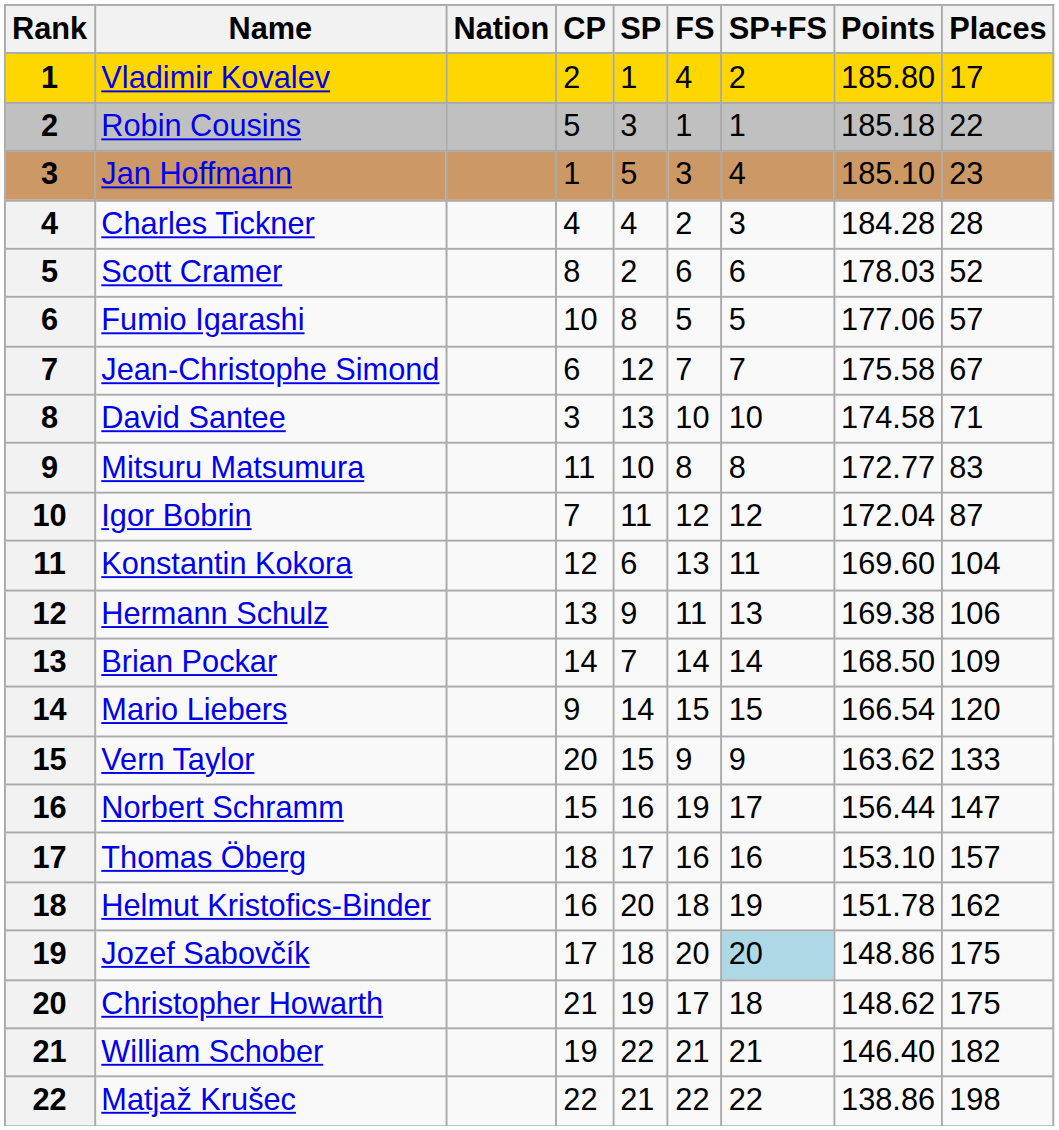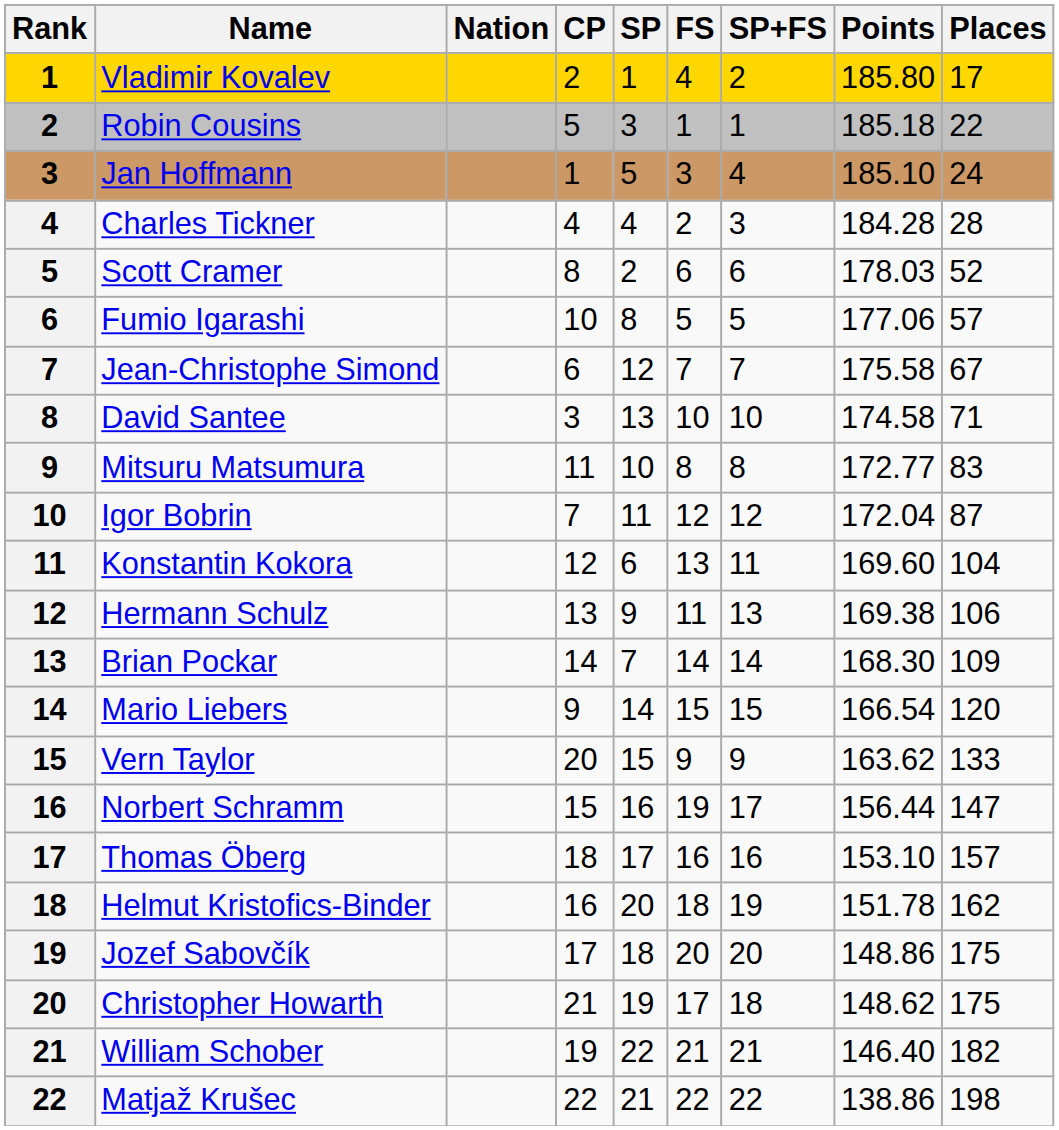(966, 175) 23 -> (966, 175) 24
(888, 662) 168.50 -> (888, 662) 168.30
(746, 954) lightblue background -> (746, 954) no background
